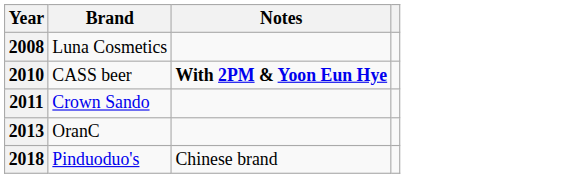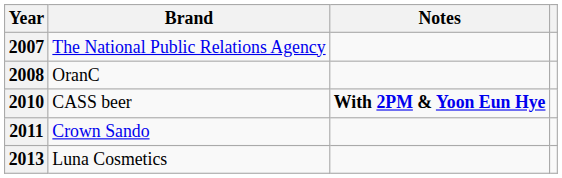+ row: (26, 46)
(110, 46) Luna Cosmetics -> (76, 74) OranC
(76, 131) OranC -> (110, 159) Luna Cosmetics
- row: (26, 159)
